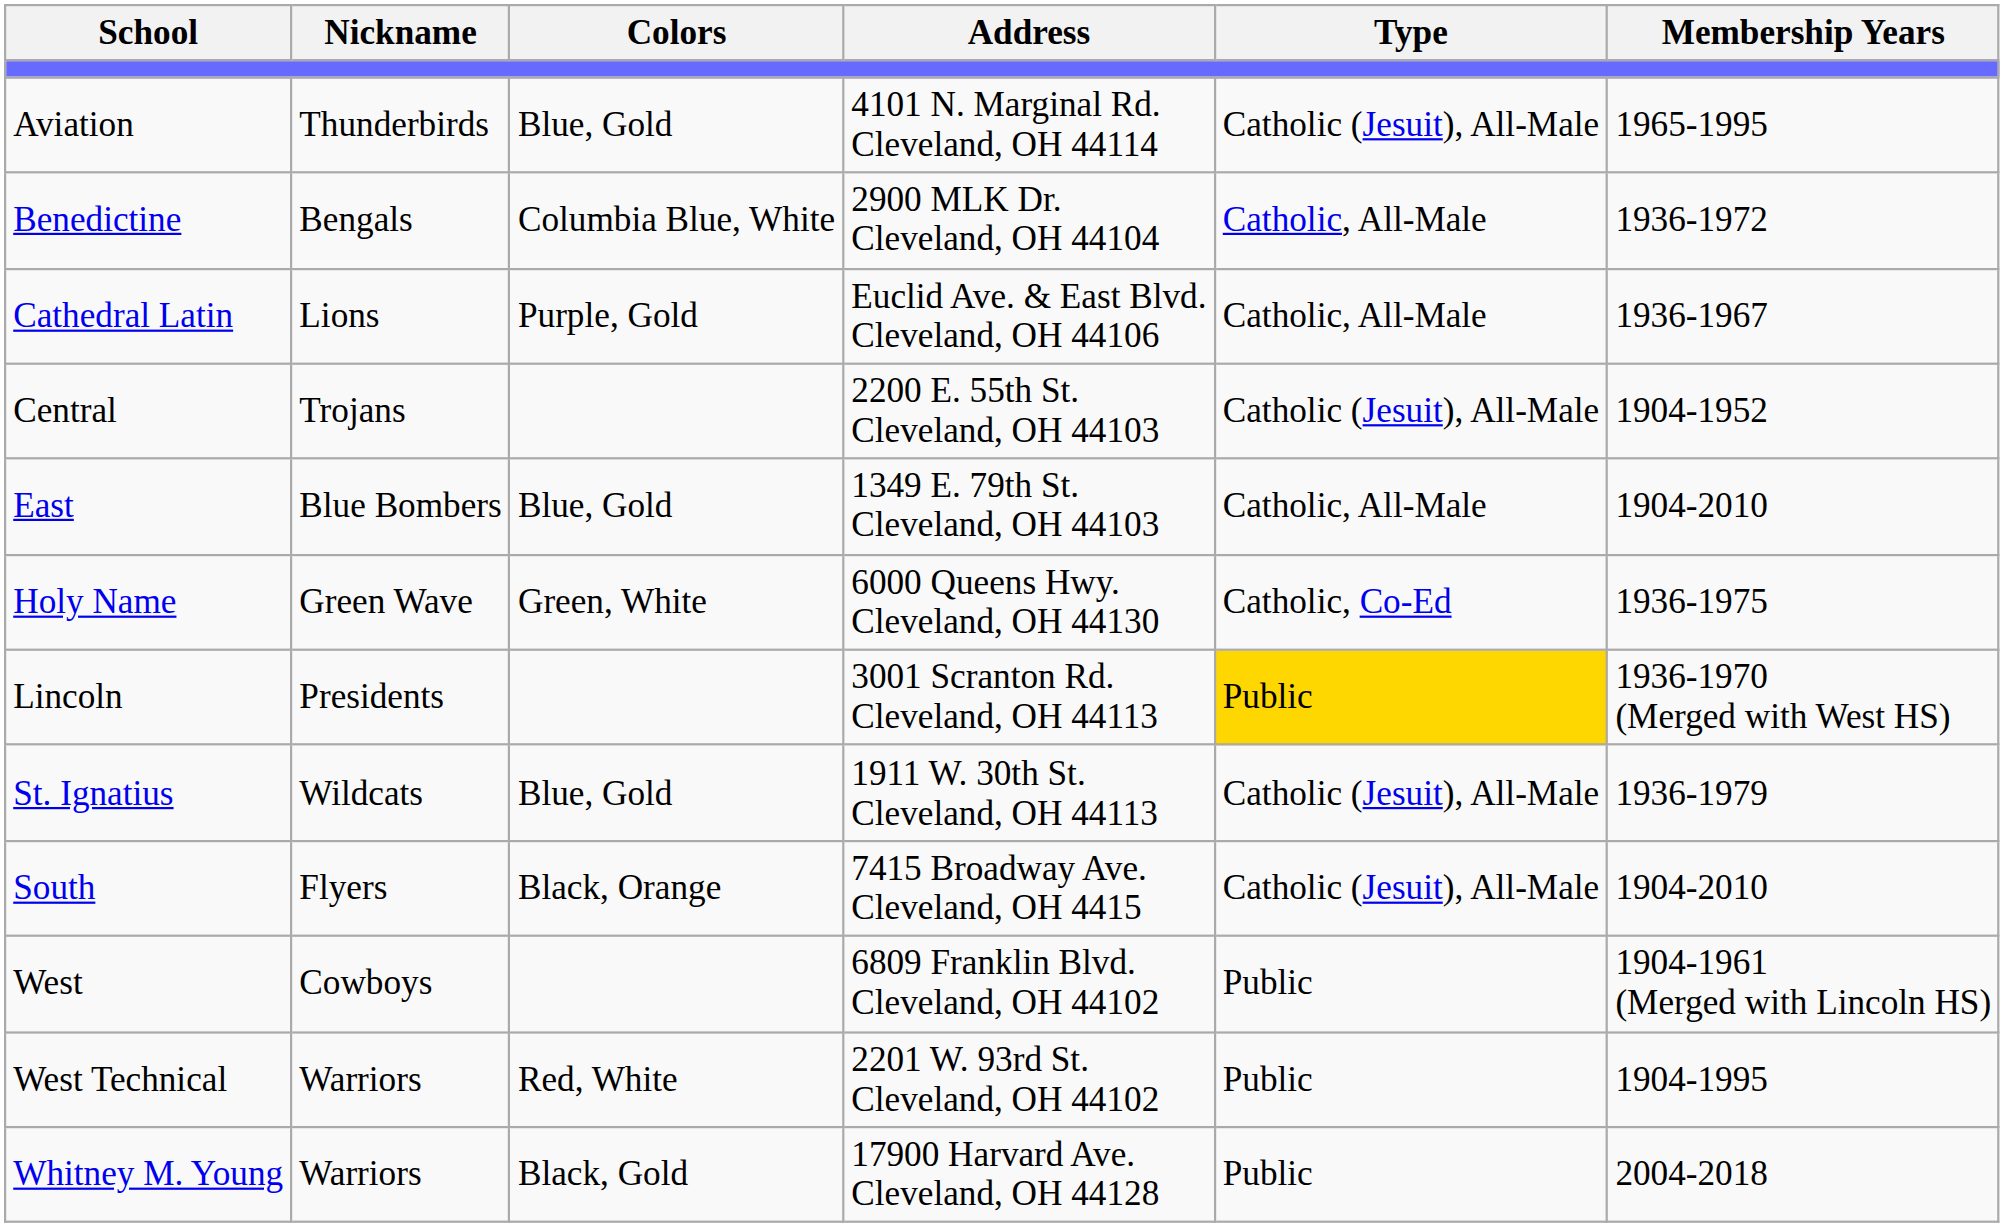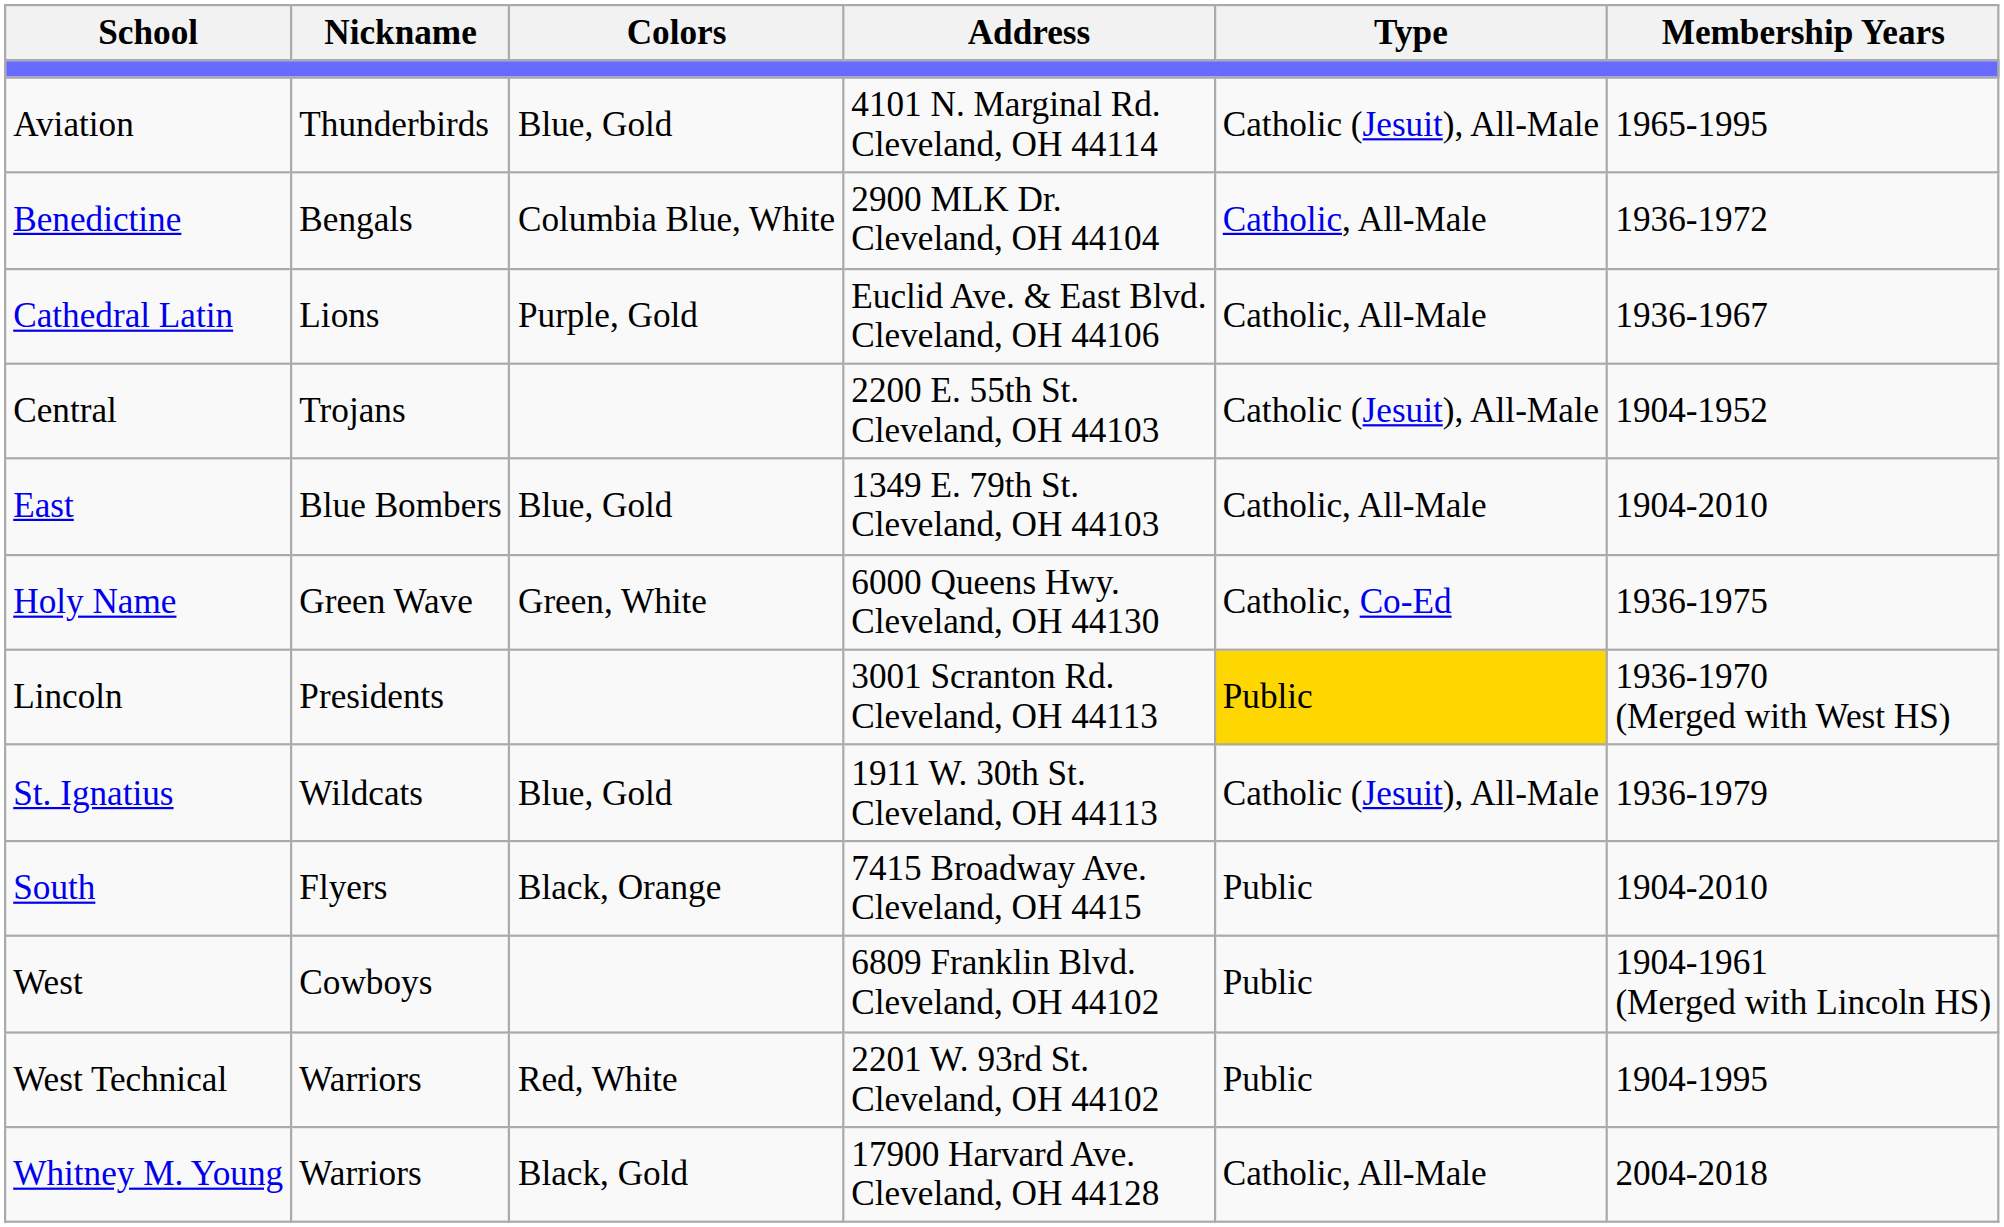(1411, 887) Catholic (Jesuit), All-Male -> (1268, 887) Public
(1268, 1173) Public -> (1355, 1173) Catholic, All-Male
